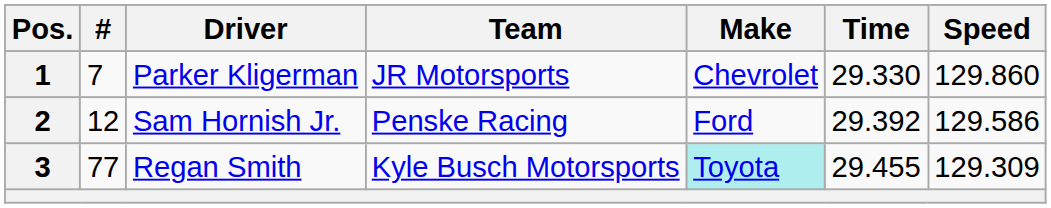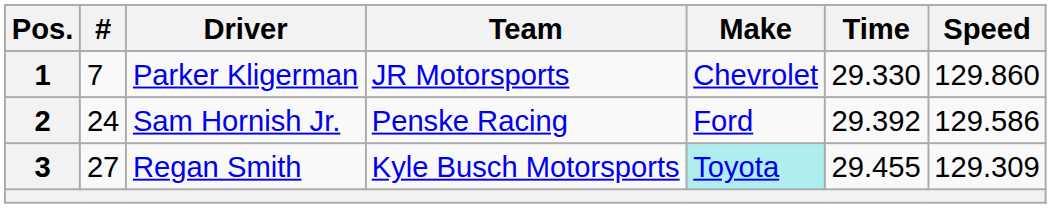(103, 121) 12 -> (103, 121) 24
(103, 167) 77 -> (103, 167) 27
